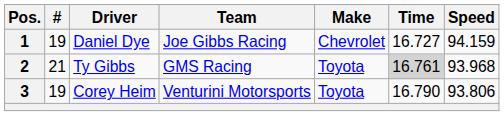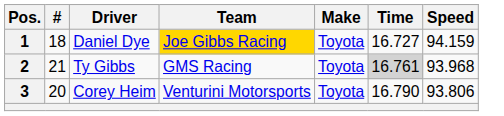(57, 42) 19 -> (57, 42) 18
(225, 42) no background -> (225, 42) gold background
(352, 42) Chevrolet -> (341, 42) Toyota
(57, 91) 19 -> (57, 91) 20
